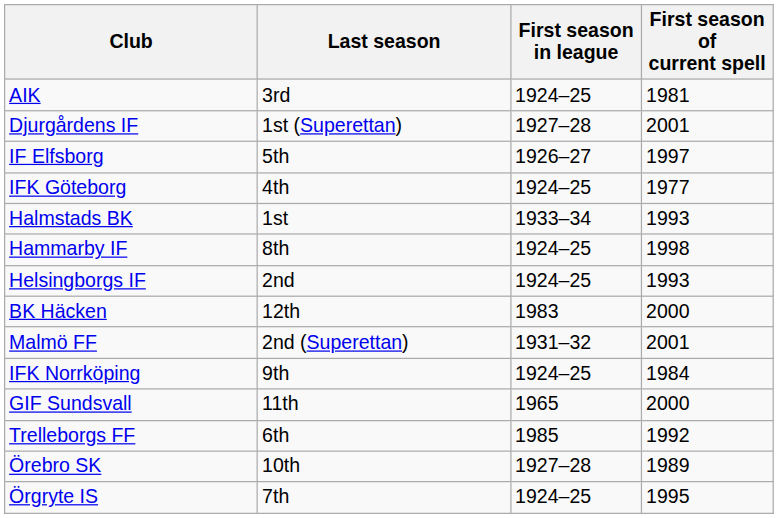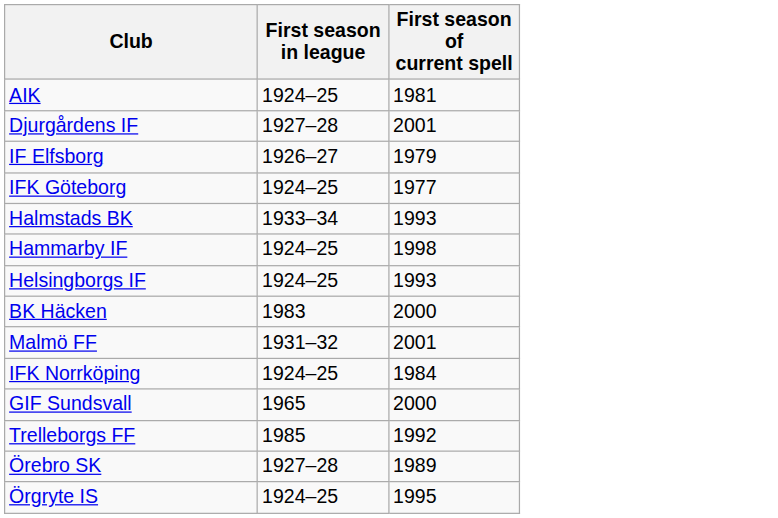- column: (384, 41)
(668, 156) 1997 -> (415, 156) 1979
